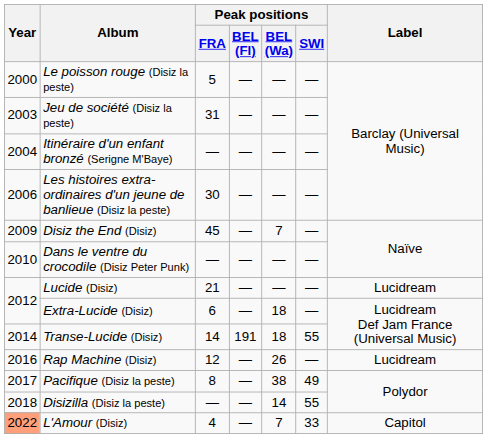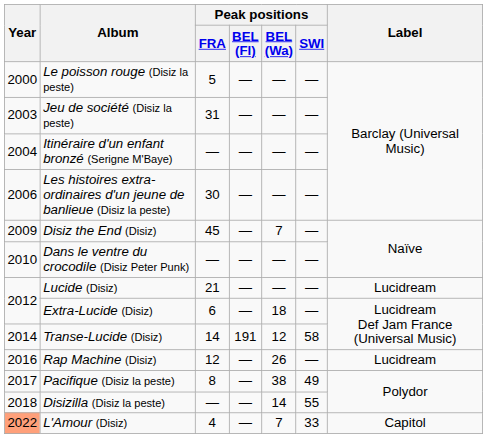(279, 336) 18 -> (279, 336) 12
(312, 336) 55 -> (312, 336) 58
